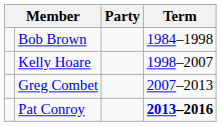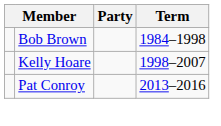- row: (58, 86)
(180, 109) bold -> (173, 86) normal
